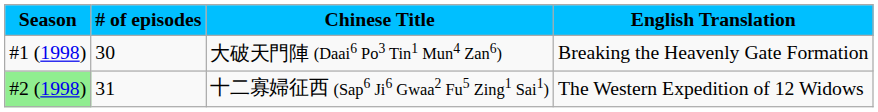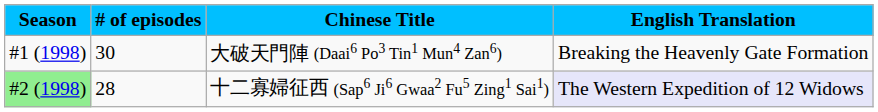(105, 88) 31 -> (105, 88) 28
(711, 88) no background -> (711, 88) lavender background
